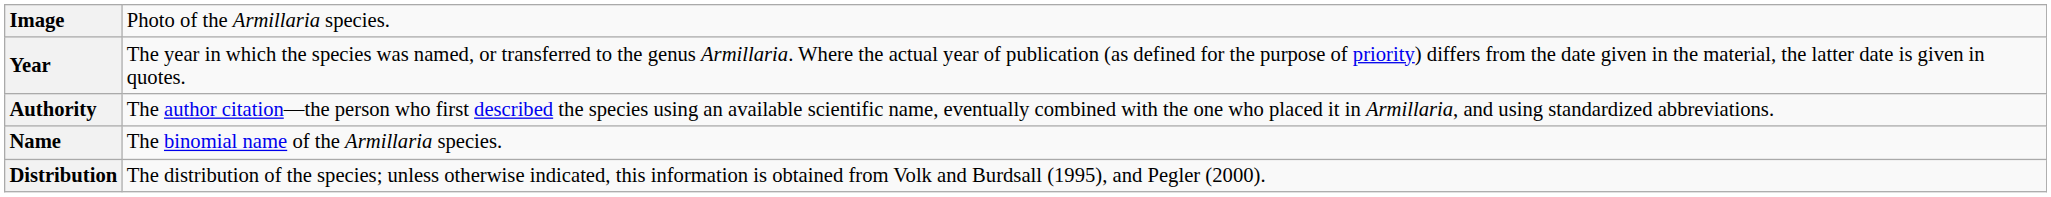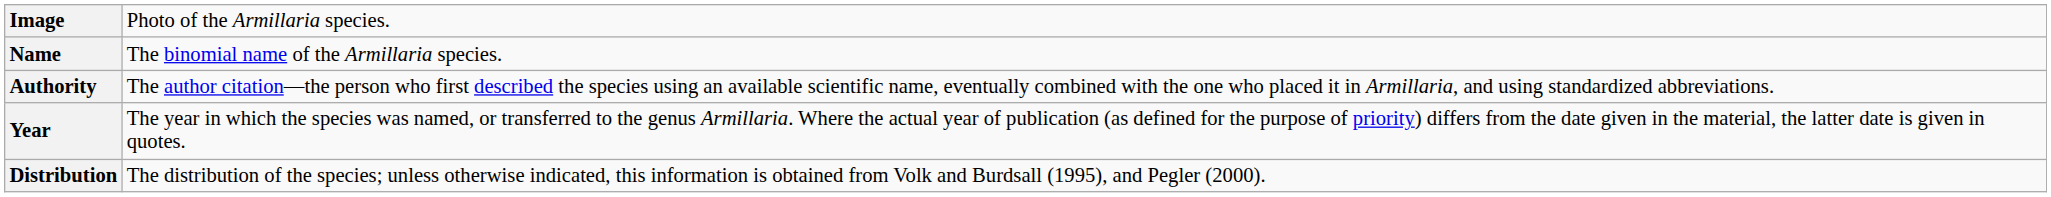rows swapped: (35, 142) <-> (30, 65)
